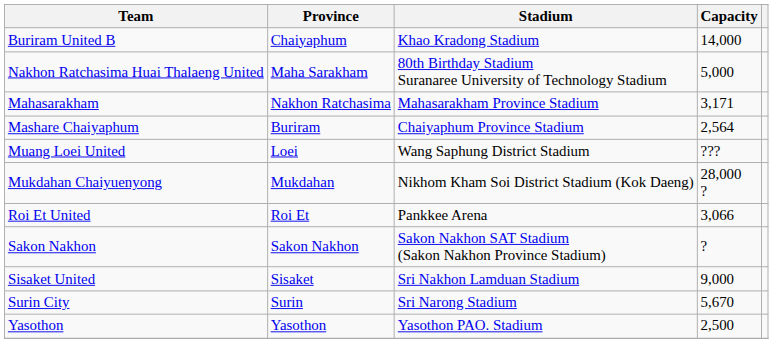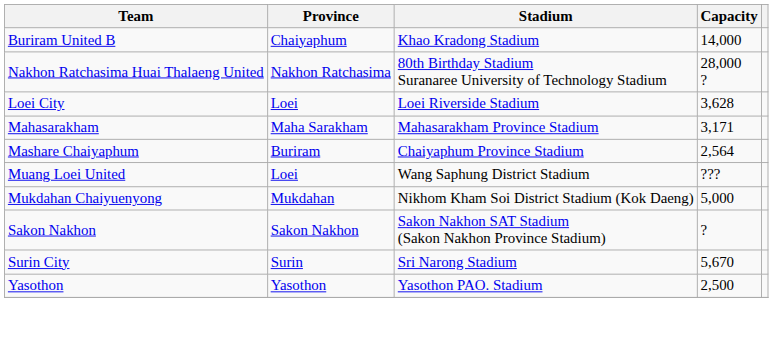(319, 71) Maha Sarakham -> (331, 71) Nakhon Ratchasima
(717, 71) 5,000 -> (721, 71) 28,000 ?
+ row: (36, 103)
(331, 103) Nakhon Ratchasima -> (319, 127) Maha Sarakham
(721, 183) 28,000 ? -> (717, 198) 5,000
- row: (49, 214)
- row: (51, 278)
